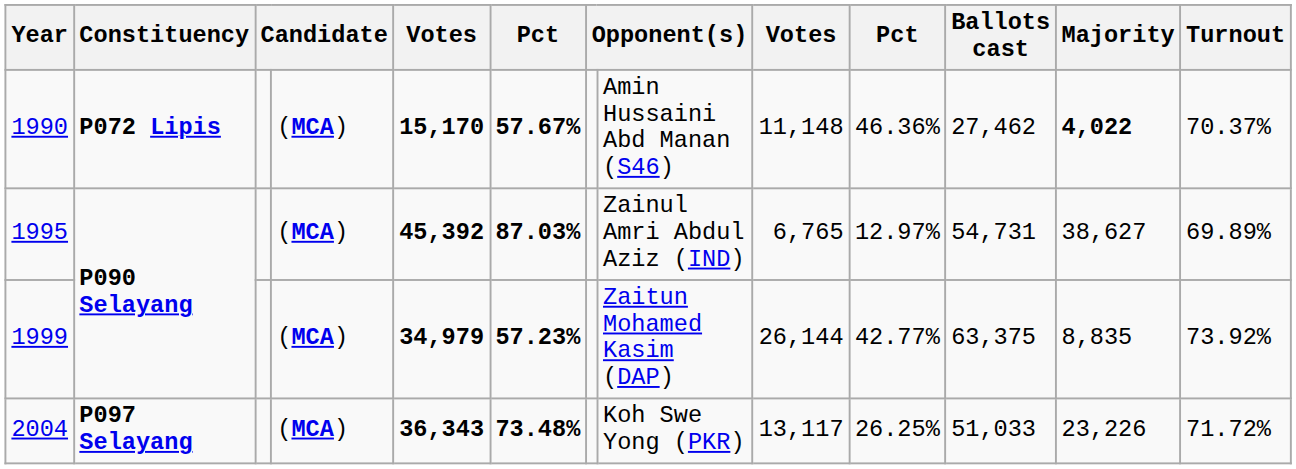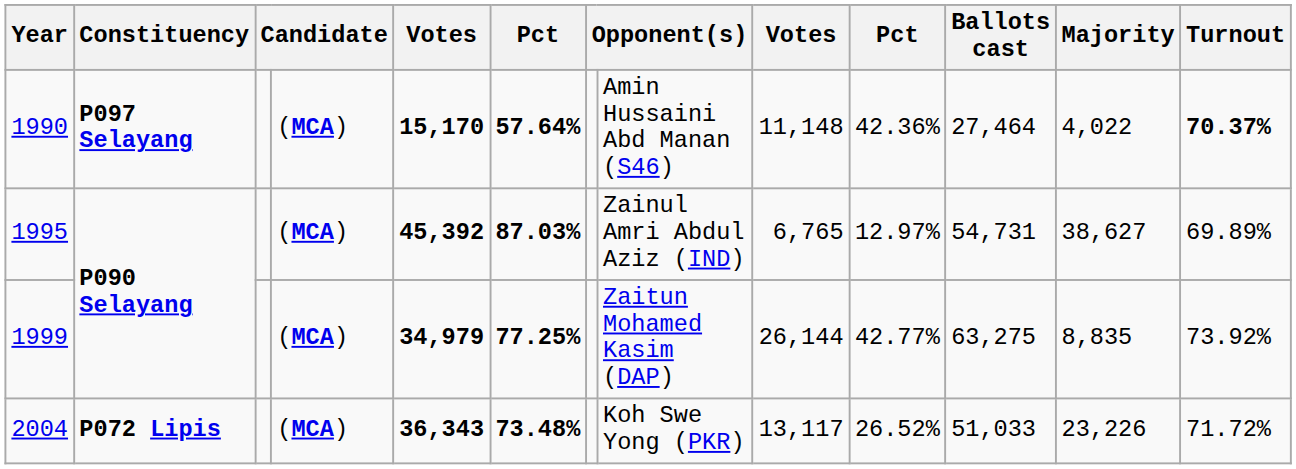(150, 129) P072 Lipis -> (136, 129) P097 Selayang
(538, 129) 57.67% -> (538, 129) 57.64%
(897, 129) 46.36% -> (897, 129) 42.36%
(994, 129) 27,462 -> (994, 129) 27,464
(1097, 129) bold -> (1097, 129) normal
(1229, 129) normal -> (1229, 129) bold
(538, 339) 57.23% -> (538, 339) 77.25%
(994, 339) 63,375 -> (994, 339) 63,275
(136, 430) P097 Selayang -> (150, 430) P072 Lipis
(897, 430) 26.25% -> (897, 430) 26.52%
